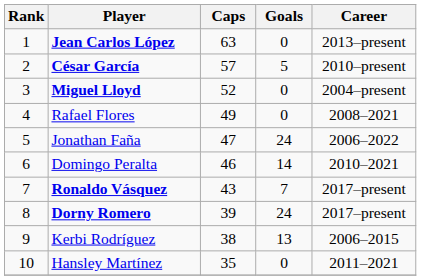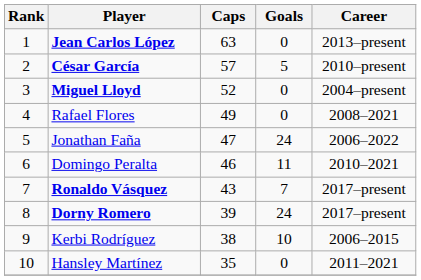(284, 164) 14 -> (284, 164) 11
(284, 238) 13 -> (284, 238) 10
